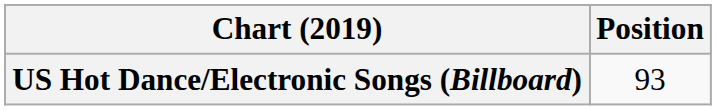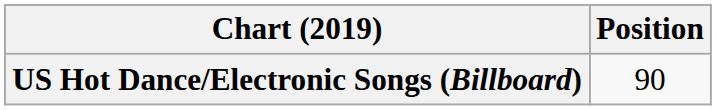(650, 78) 93 -> (650, 78) 90
